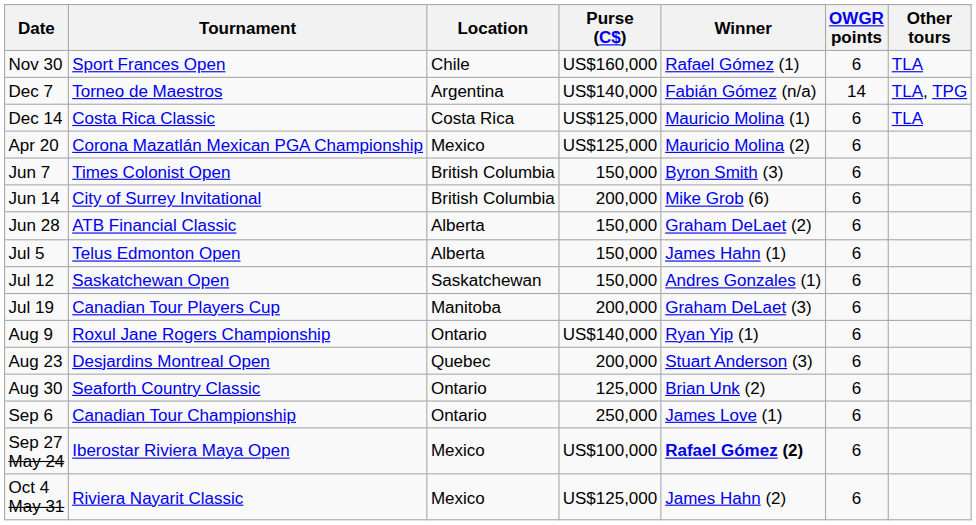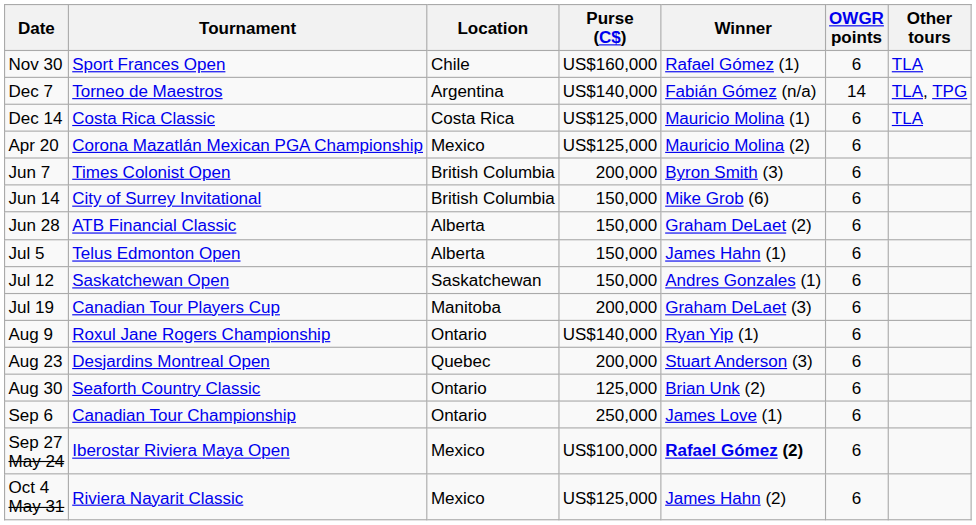(627, 172) 150,000 -> (627, 172) 200,000
(627, 199) 200,000 -> (627, 199) 150,000
